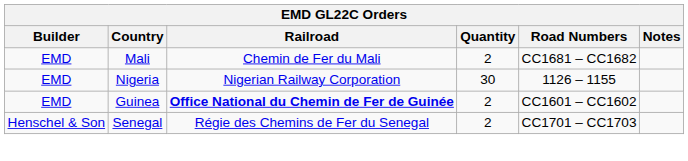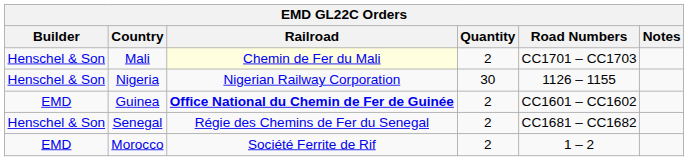(56, 58) EMD -> (56, 58) Henschel & Son
(312, 58) no background -> (312, 58) lightyellow background
(579, 58) CC1681 – CC1682 -> (579, 58) CC1701 – CC1703
(56, 79) EMD -> (56, 79) Henschel & Son
(579, 123) CC1701 – CC1703 -> (579, 123) CC1681 – CC1682
+ row: (137, 144)
